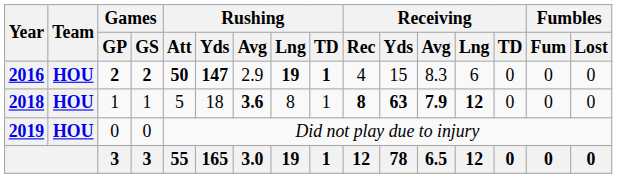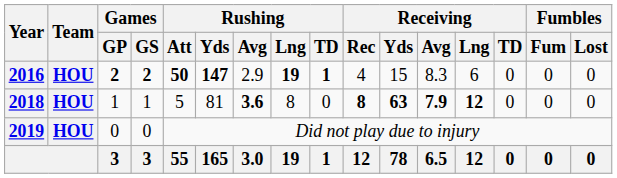(215, 103) 18 -> (215, 103) 81
(326, 103) 1 -> (326, 103) 0
